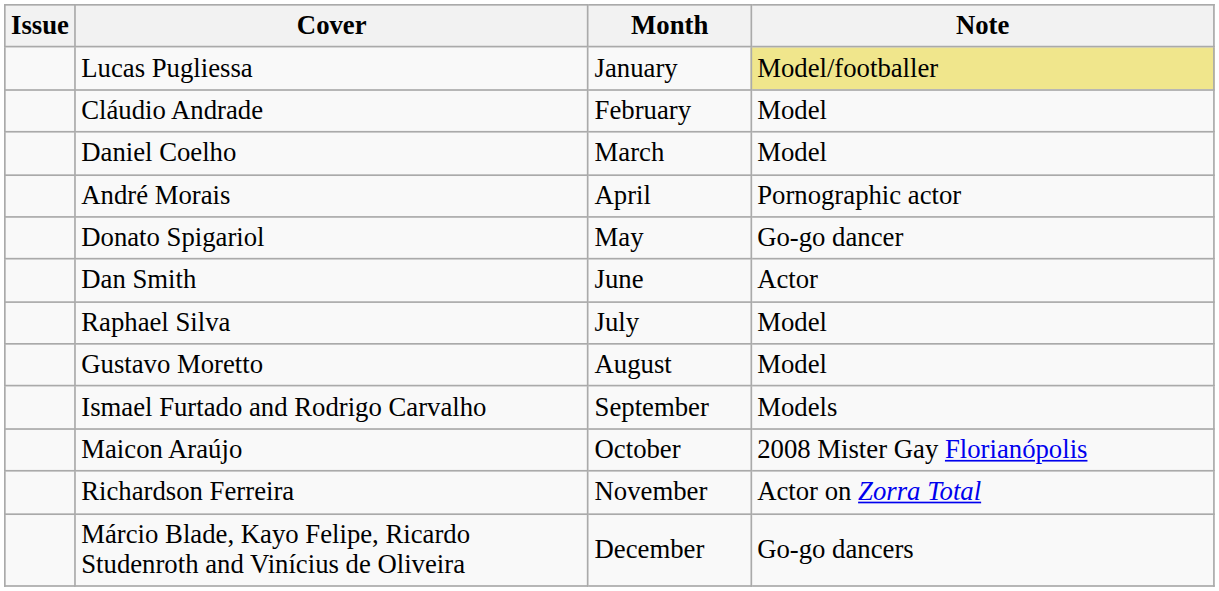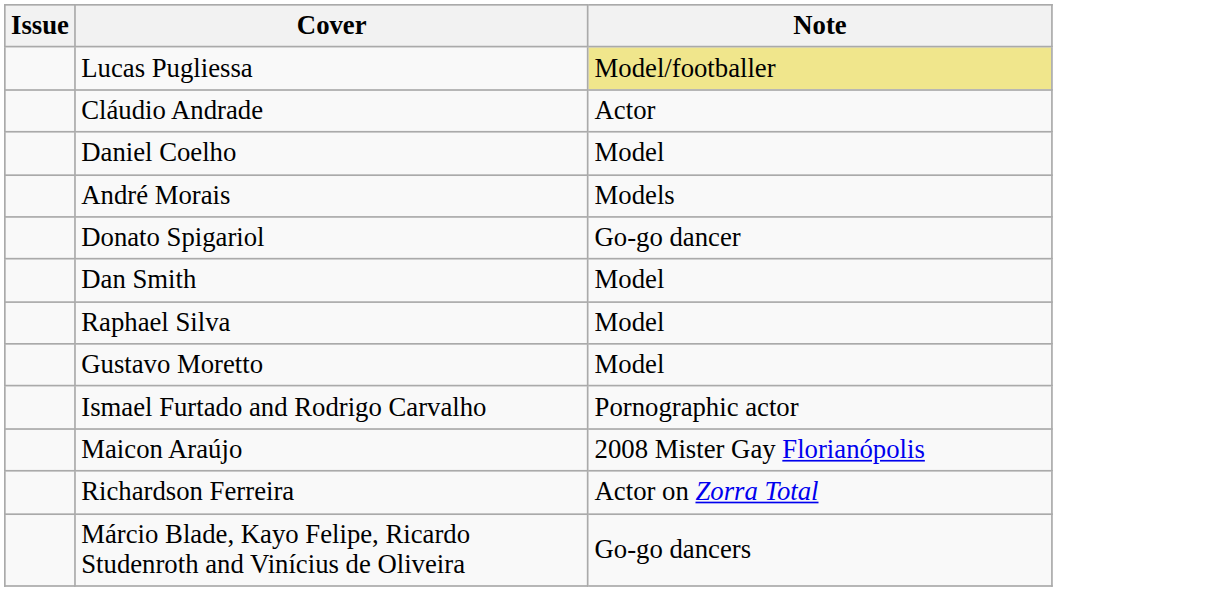- column: (670, 25)
(792, 110) Model -> (625, 110) Actor
(859, 195) Pornographic actor -> (635, 195) Models
(788, 279) Actor -> (629, 279) Model
(797, 407) Models -> (697, 407) Pornographic actor
